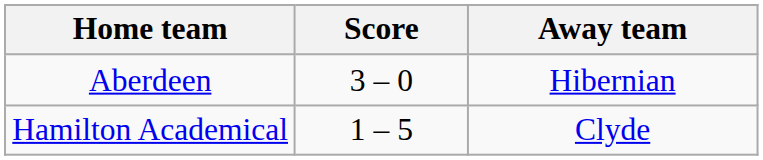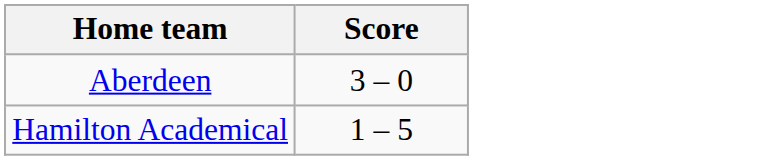- column: (613, 29)
